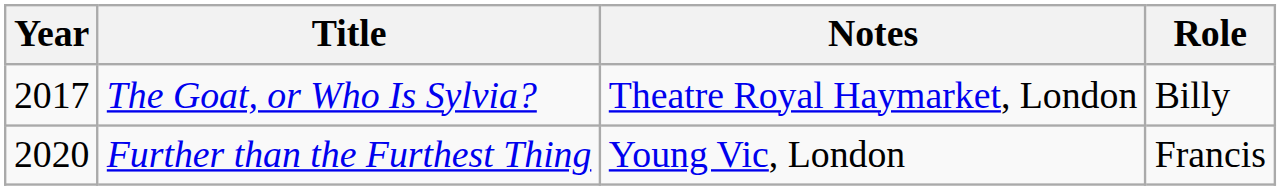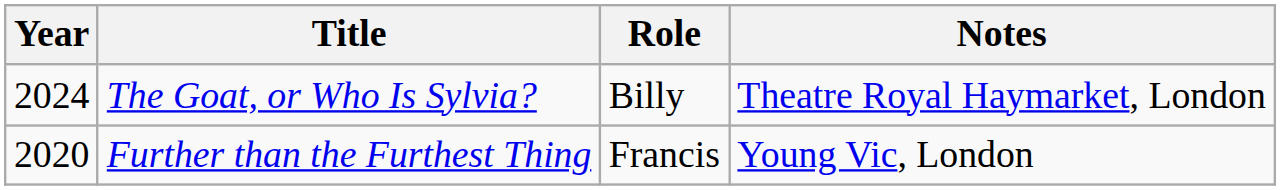columns swapped: (1210, 34) <-> (873, 34)
(52, 94) 2017 -> (52, 94) 2024
